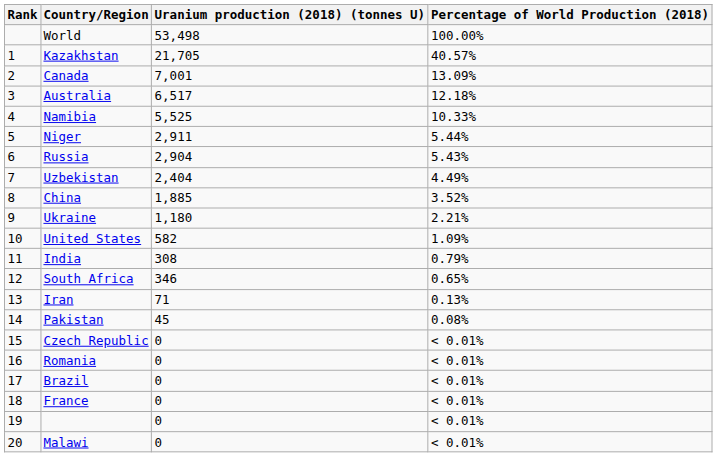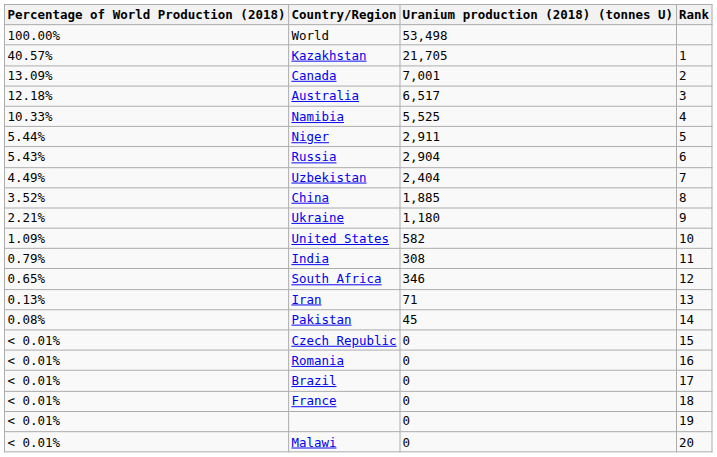columns swapped: (22, 15) <-> (570, 15)
